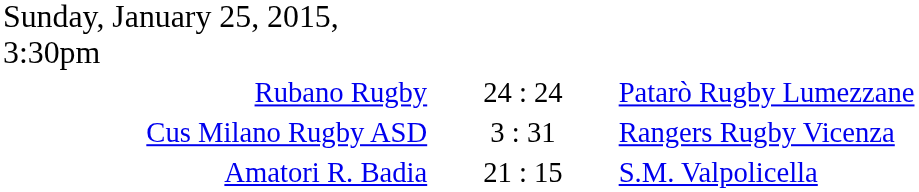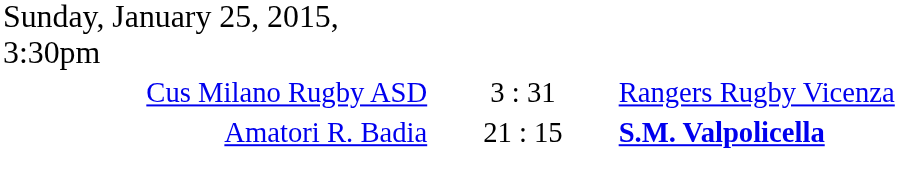- row: (341, 92)
(718, 172) normal -> (722, 132) bold
